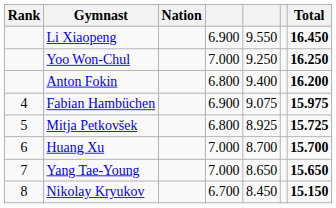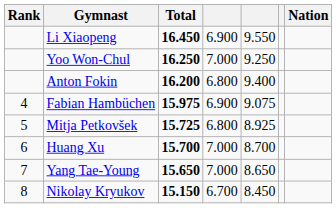columns swapped: (182, 15) <-> (309, 15)
